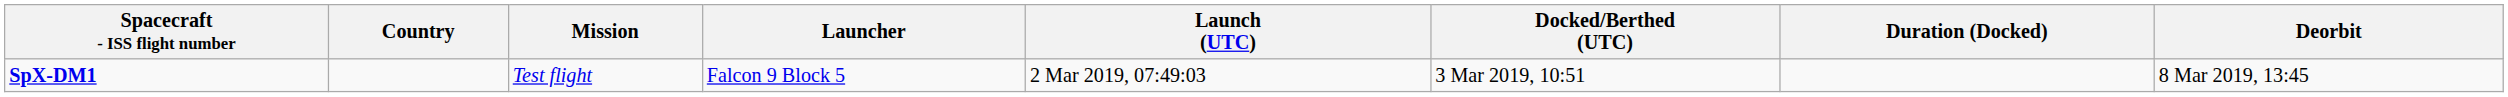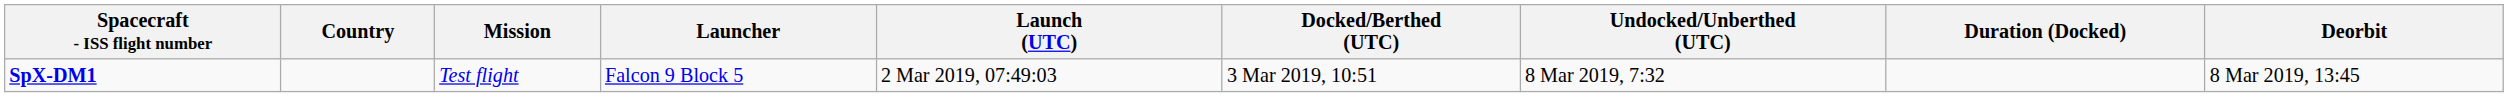+ column: (1703, 31)
